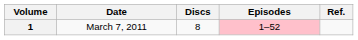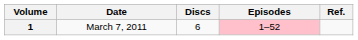(198, 27) 8 -> (198, 27) 6
